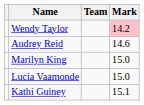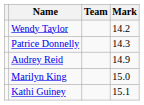(121, 28) pink background -> (121, 28) no background
+ row: (45, 44)
(121, 44) 14.6 -> (121, 60) 14.9
- row: (45, 76)
